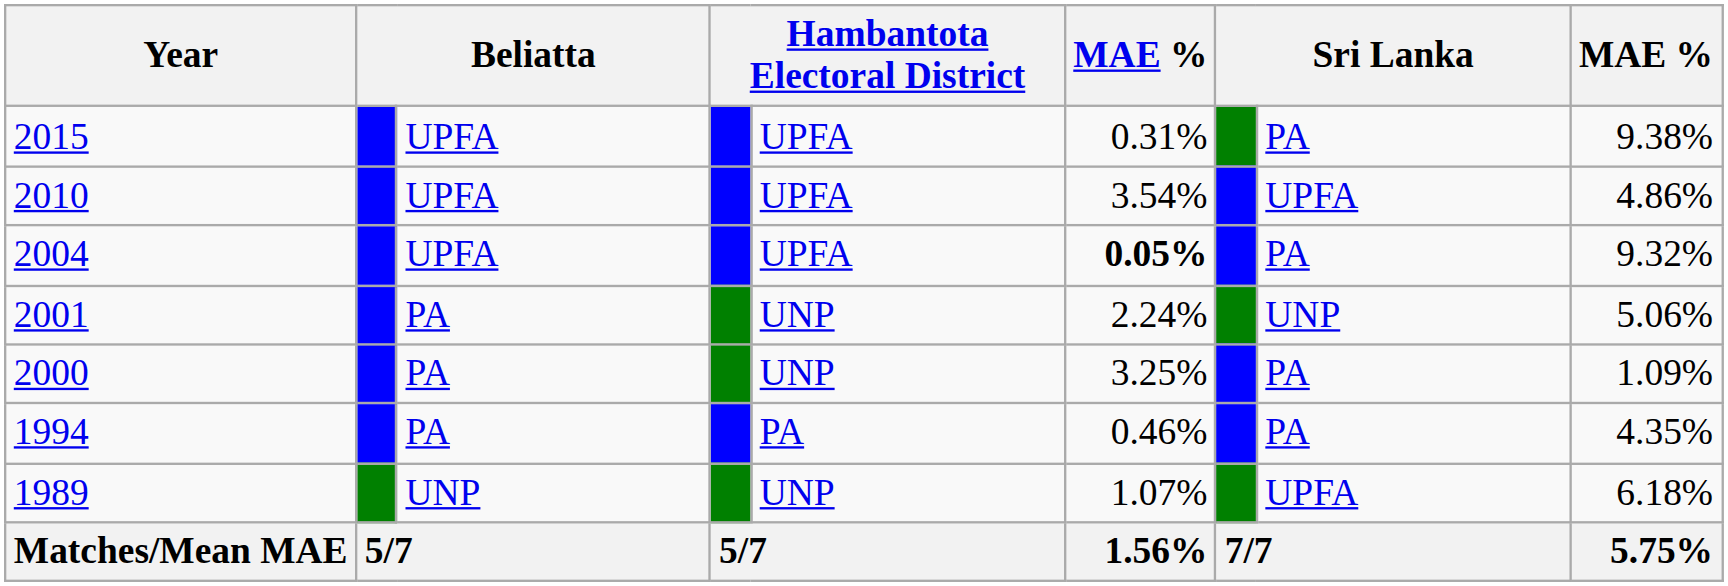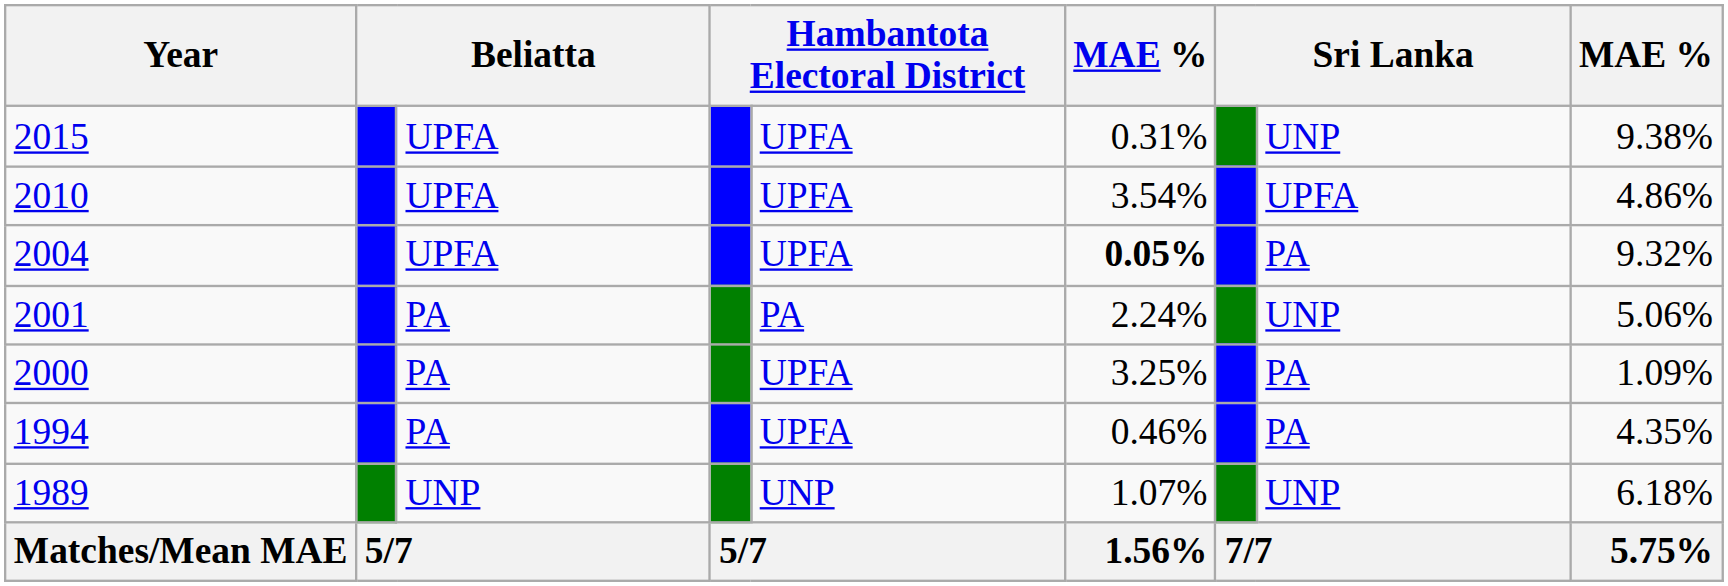(1288, 135) PA -> (1303, 135) UNP
(797, 313) UNP -> (782, 313) PA
(797, 373) UNP -> (806, 373) UPFA
(782, 432) PA -> (806, 432) UPFA
(1312, 491) UPFA -> (1303, 491) UNP
